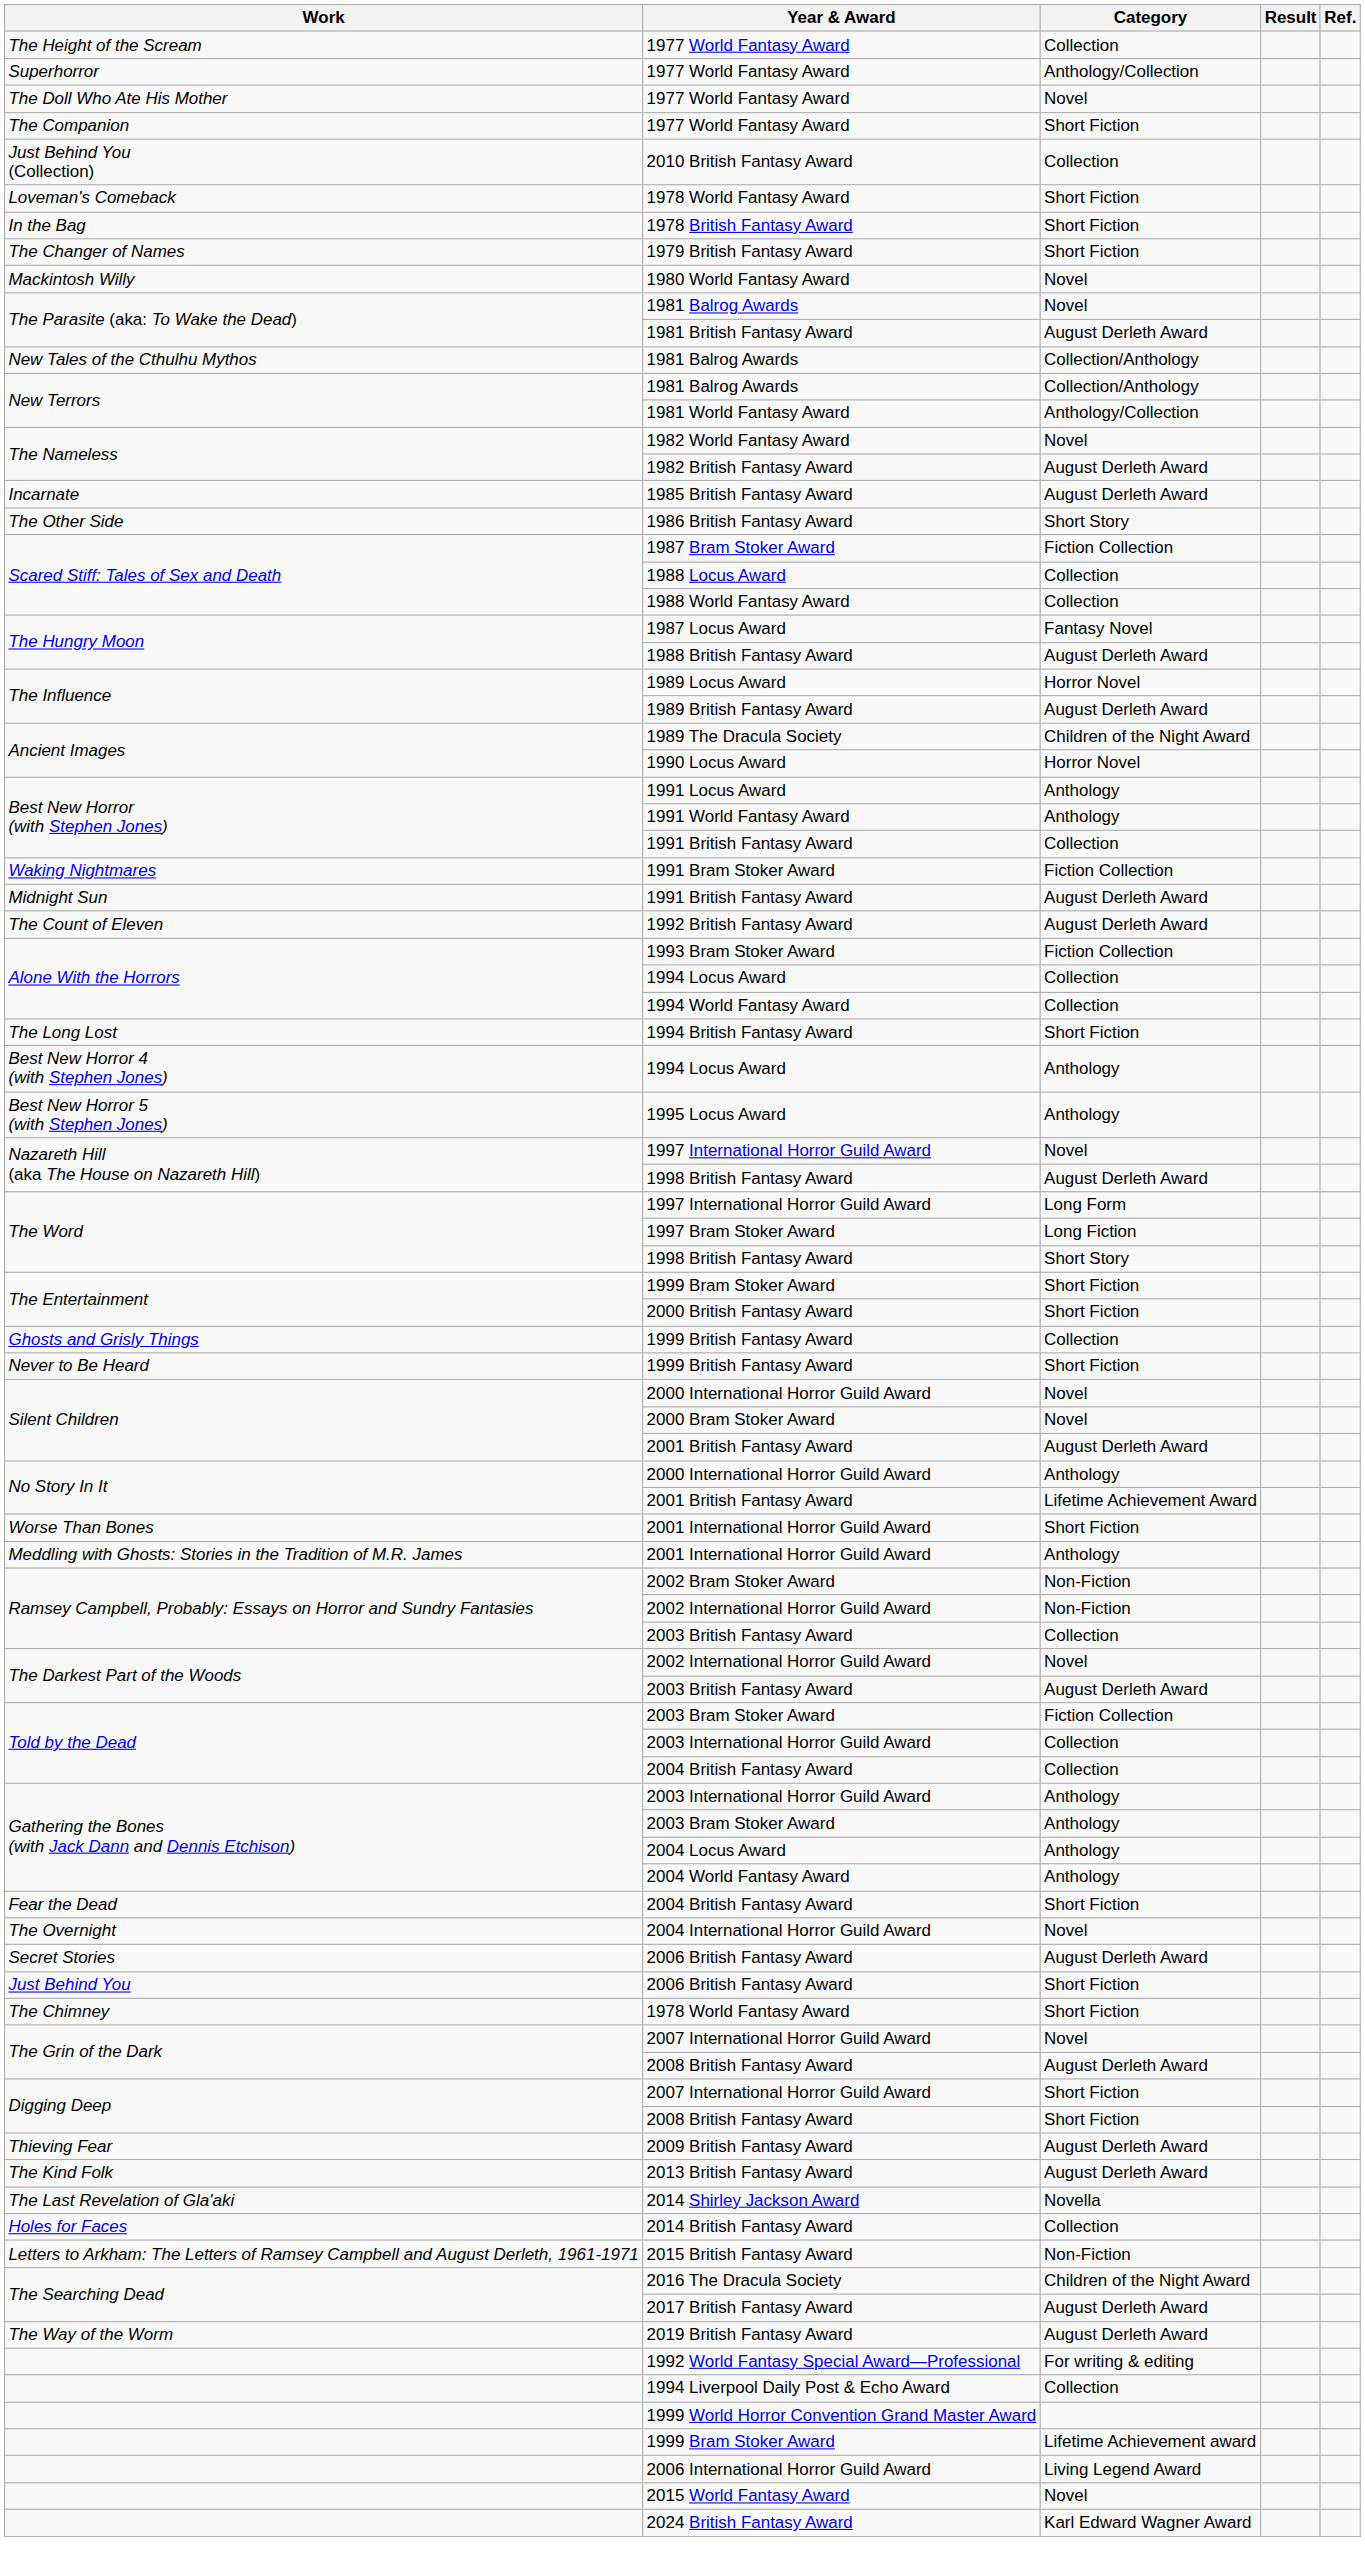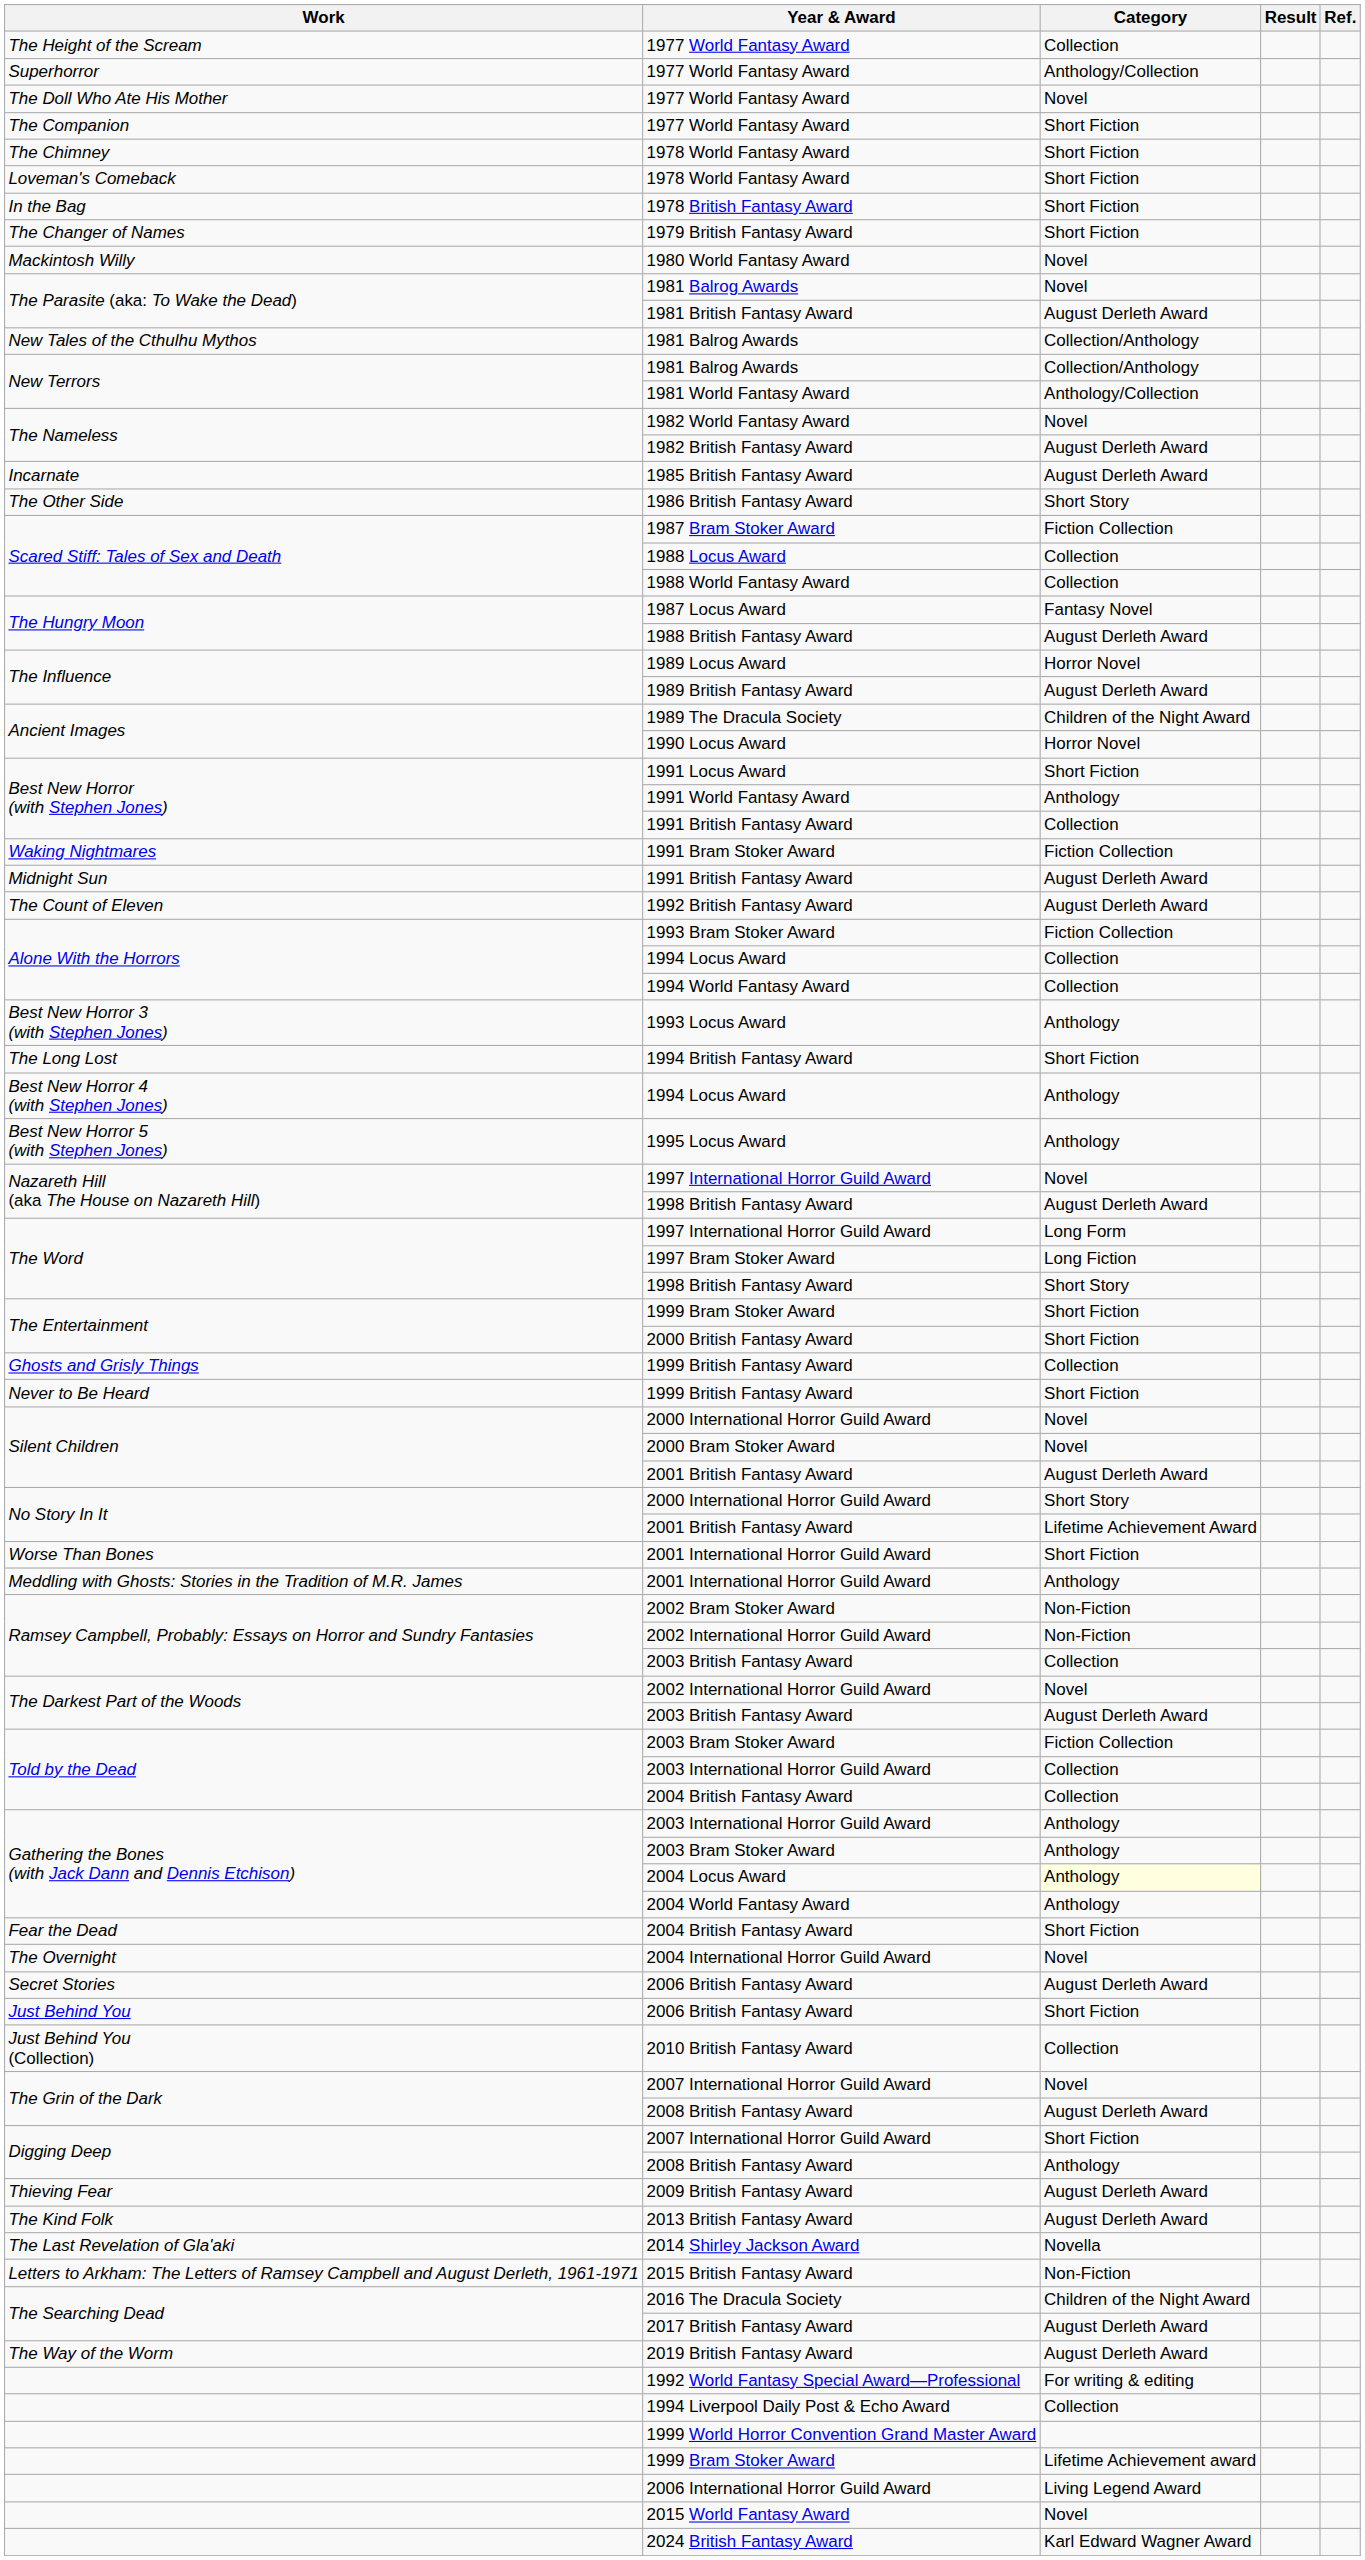rows swapped: (59, 2011) <-> (70, 161)
(1082, 790) Anthology -> (1092, 771) Short Fiction
+ row: (88, 1022)
(1082, 1473) Anthology -> (1087, 1500) Short Story
(1082, 1850) no background -> (1082, 1877) lightyellow background
(1092, 2119) Short Fiction -> (1082, 2165) Anthology
- row: (68, 2226)
